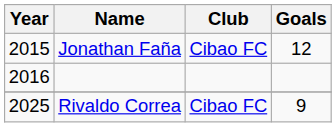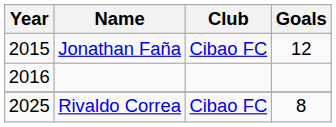(301, 106) 9 -> (301, 106) 8
